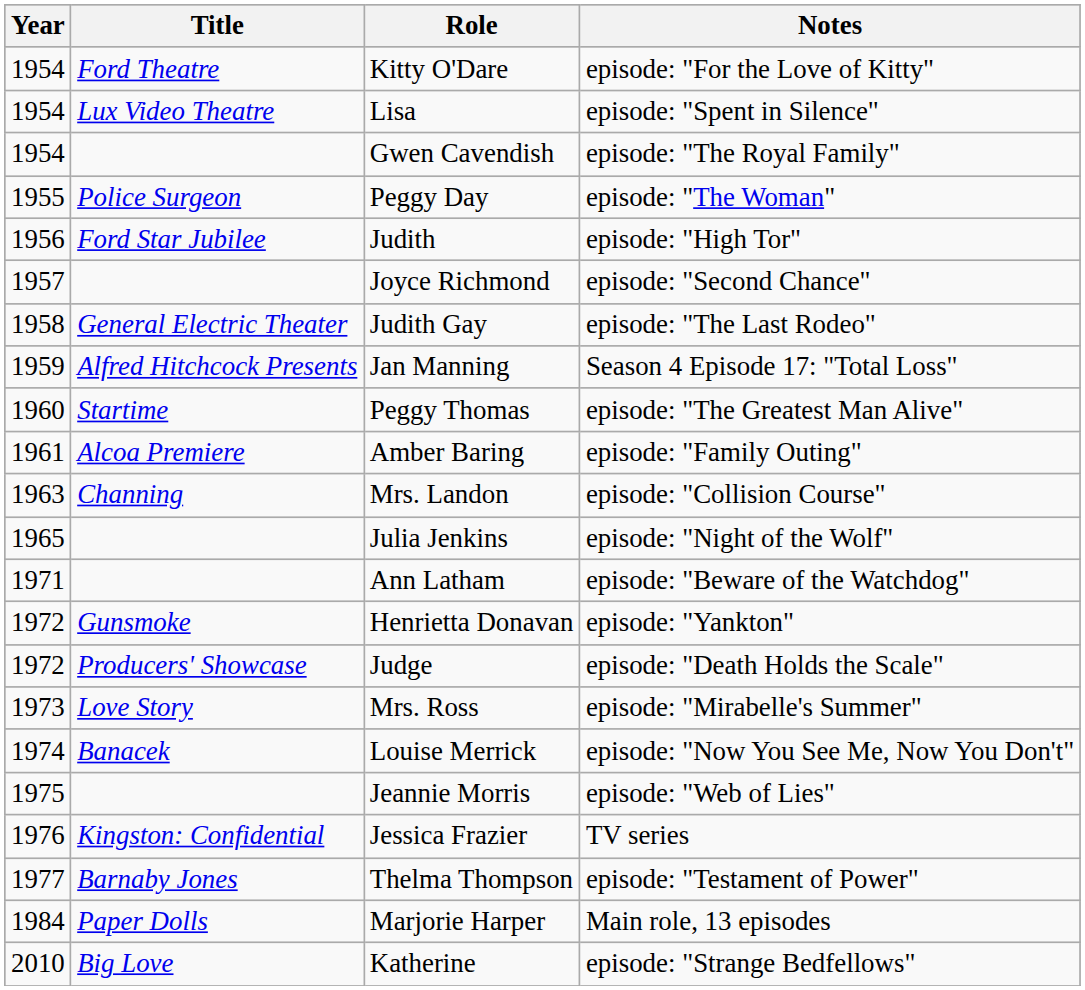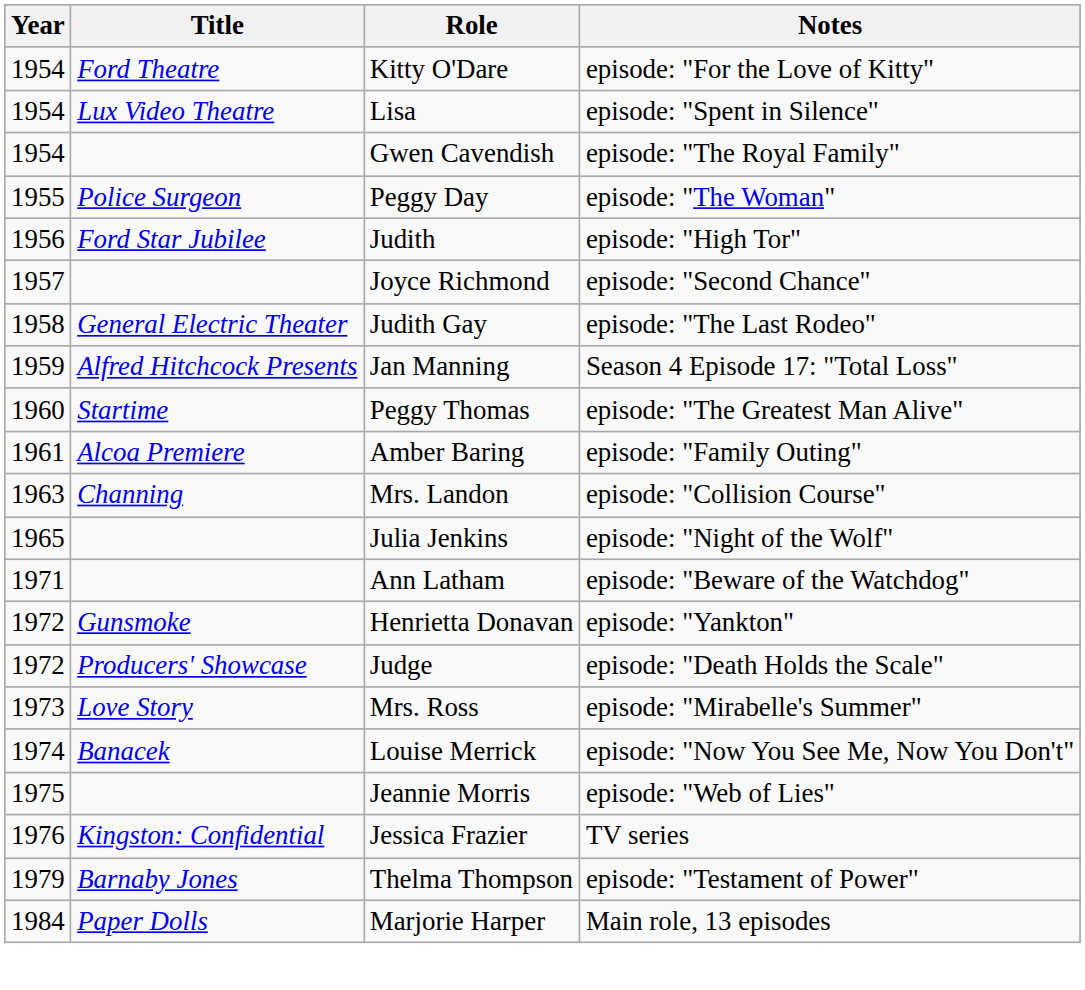(38, 878) 1977 -> (38, 878) 1979
- row: (423, 963)
